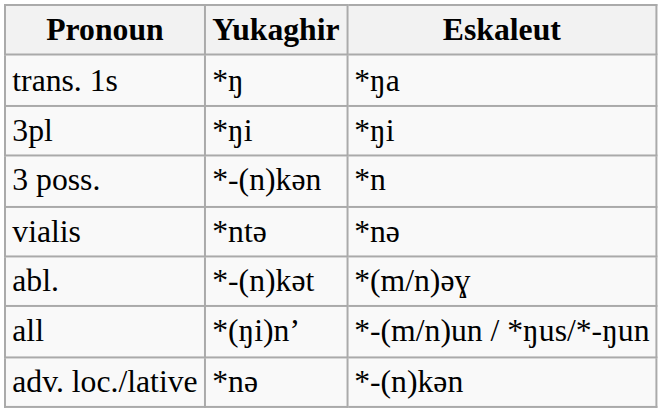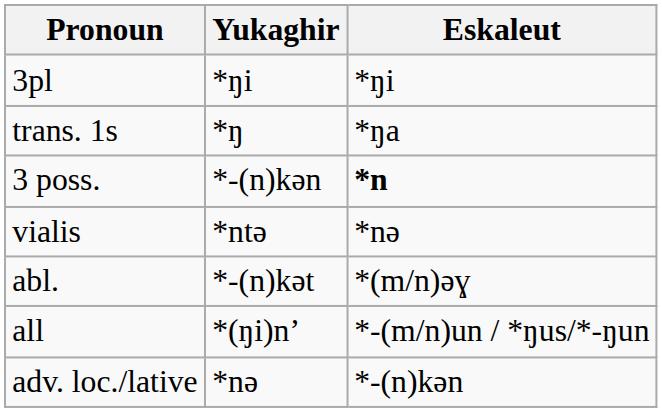rows swapped: (65, 79) <-> (33, 130)
(370, 180) normal -> (371, 180) bold
